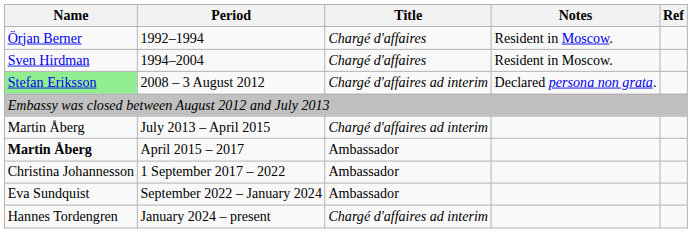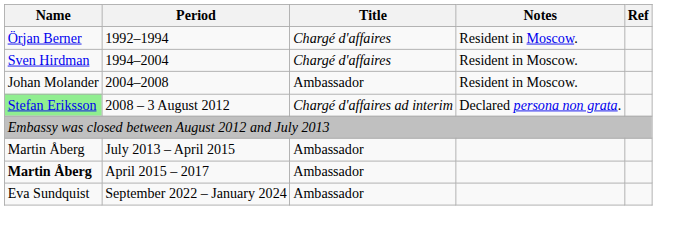+ row: (137, 82)
(408, 127) Chargé d'affaires ad interim -> (328, 149) Ambassador
- row: (213, 171)
- row: (206, 216)
